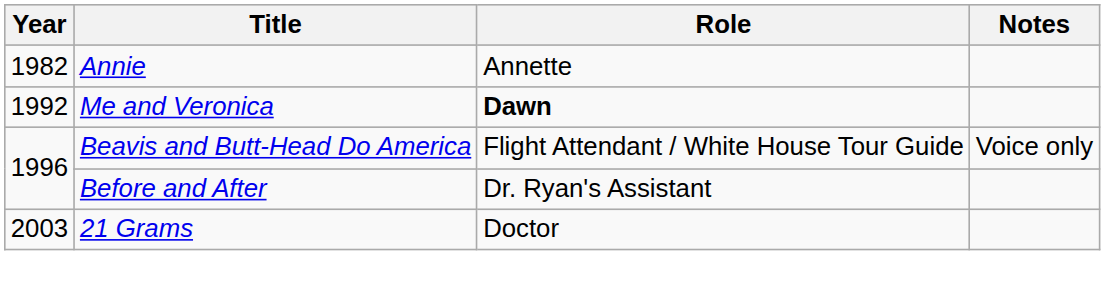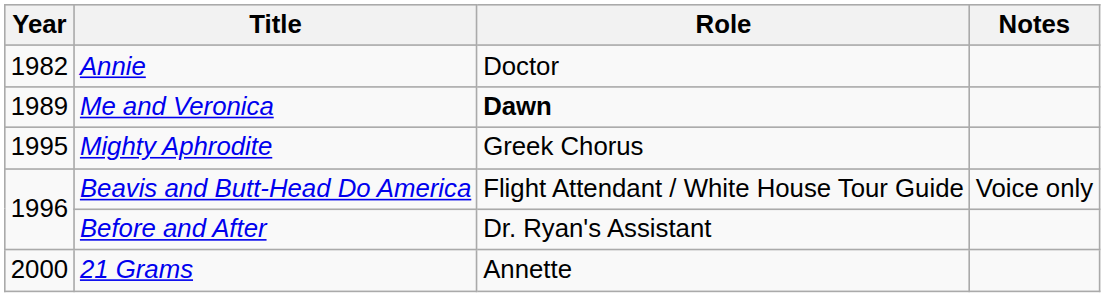(528, 65) Annette -> (521, 65) Doctor
(39, 106) 1992 -> (39, 106) 1989
+ row: (176, 147)
(39, 229) 2003 -> (39, 270) 2000
(521, 229) Doctor -> (528, 270) Annette
